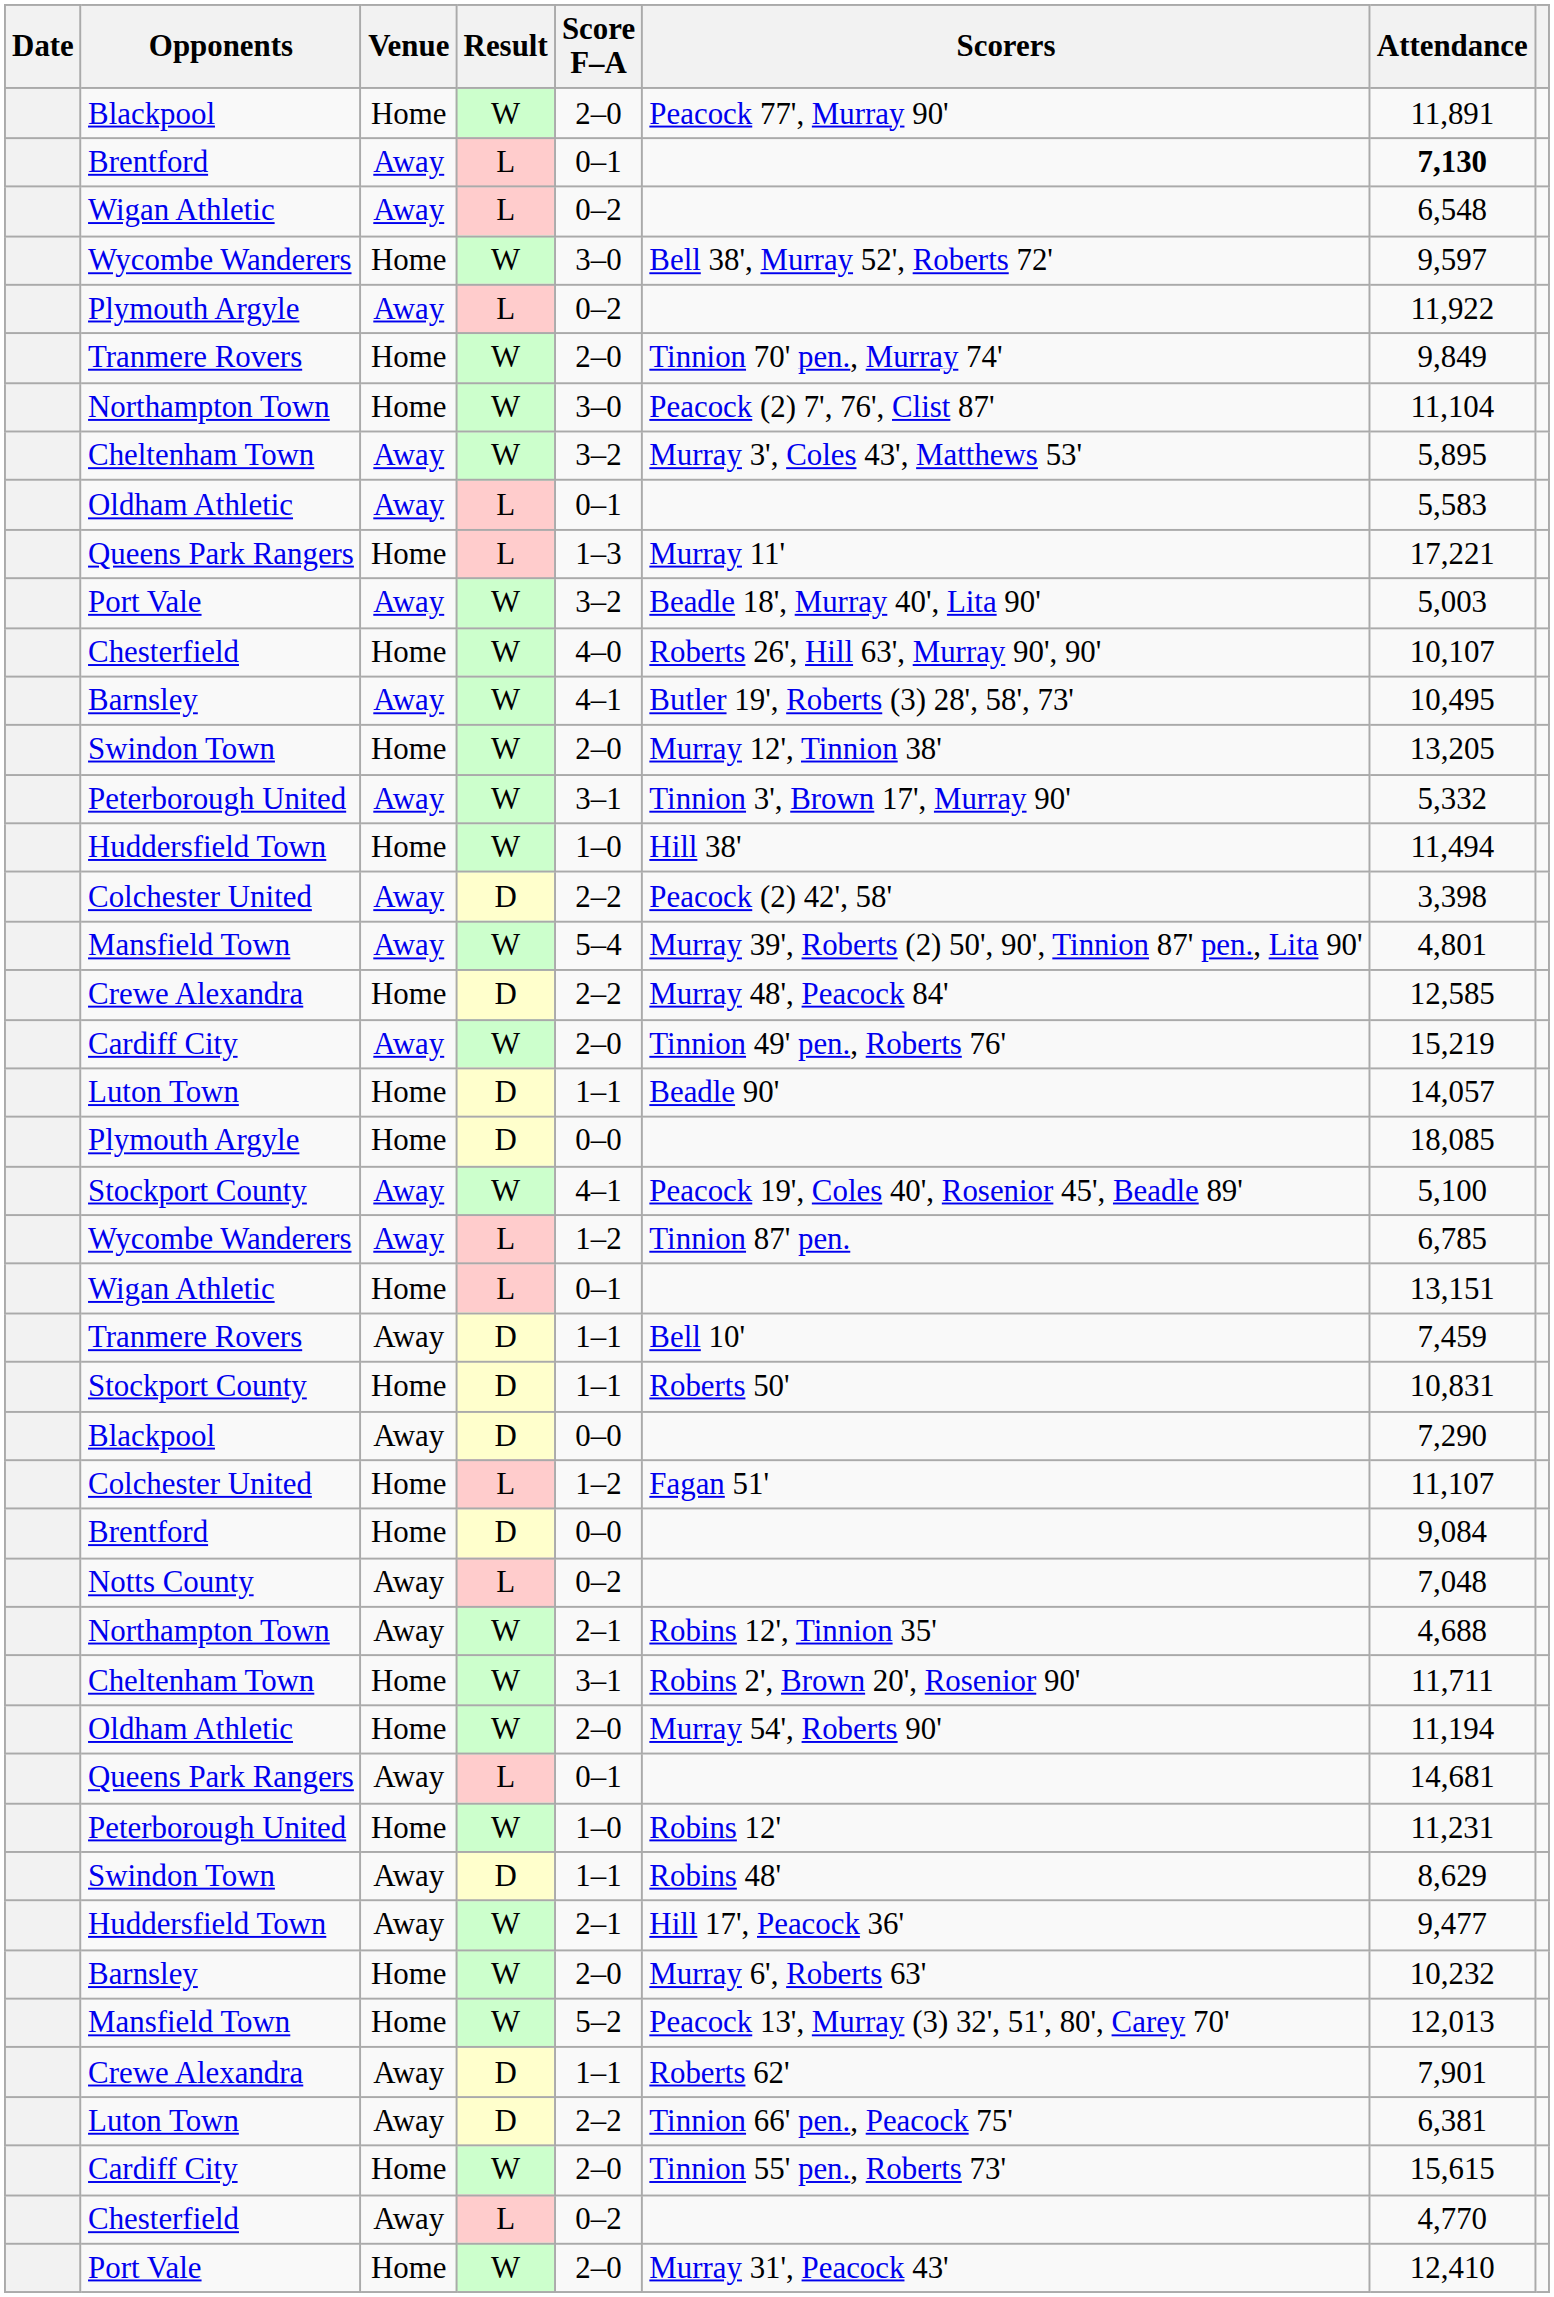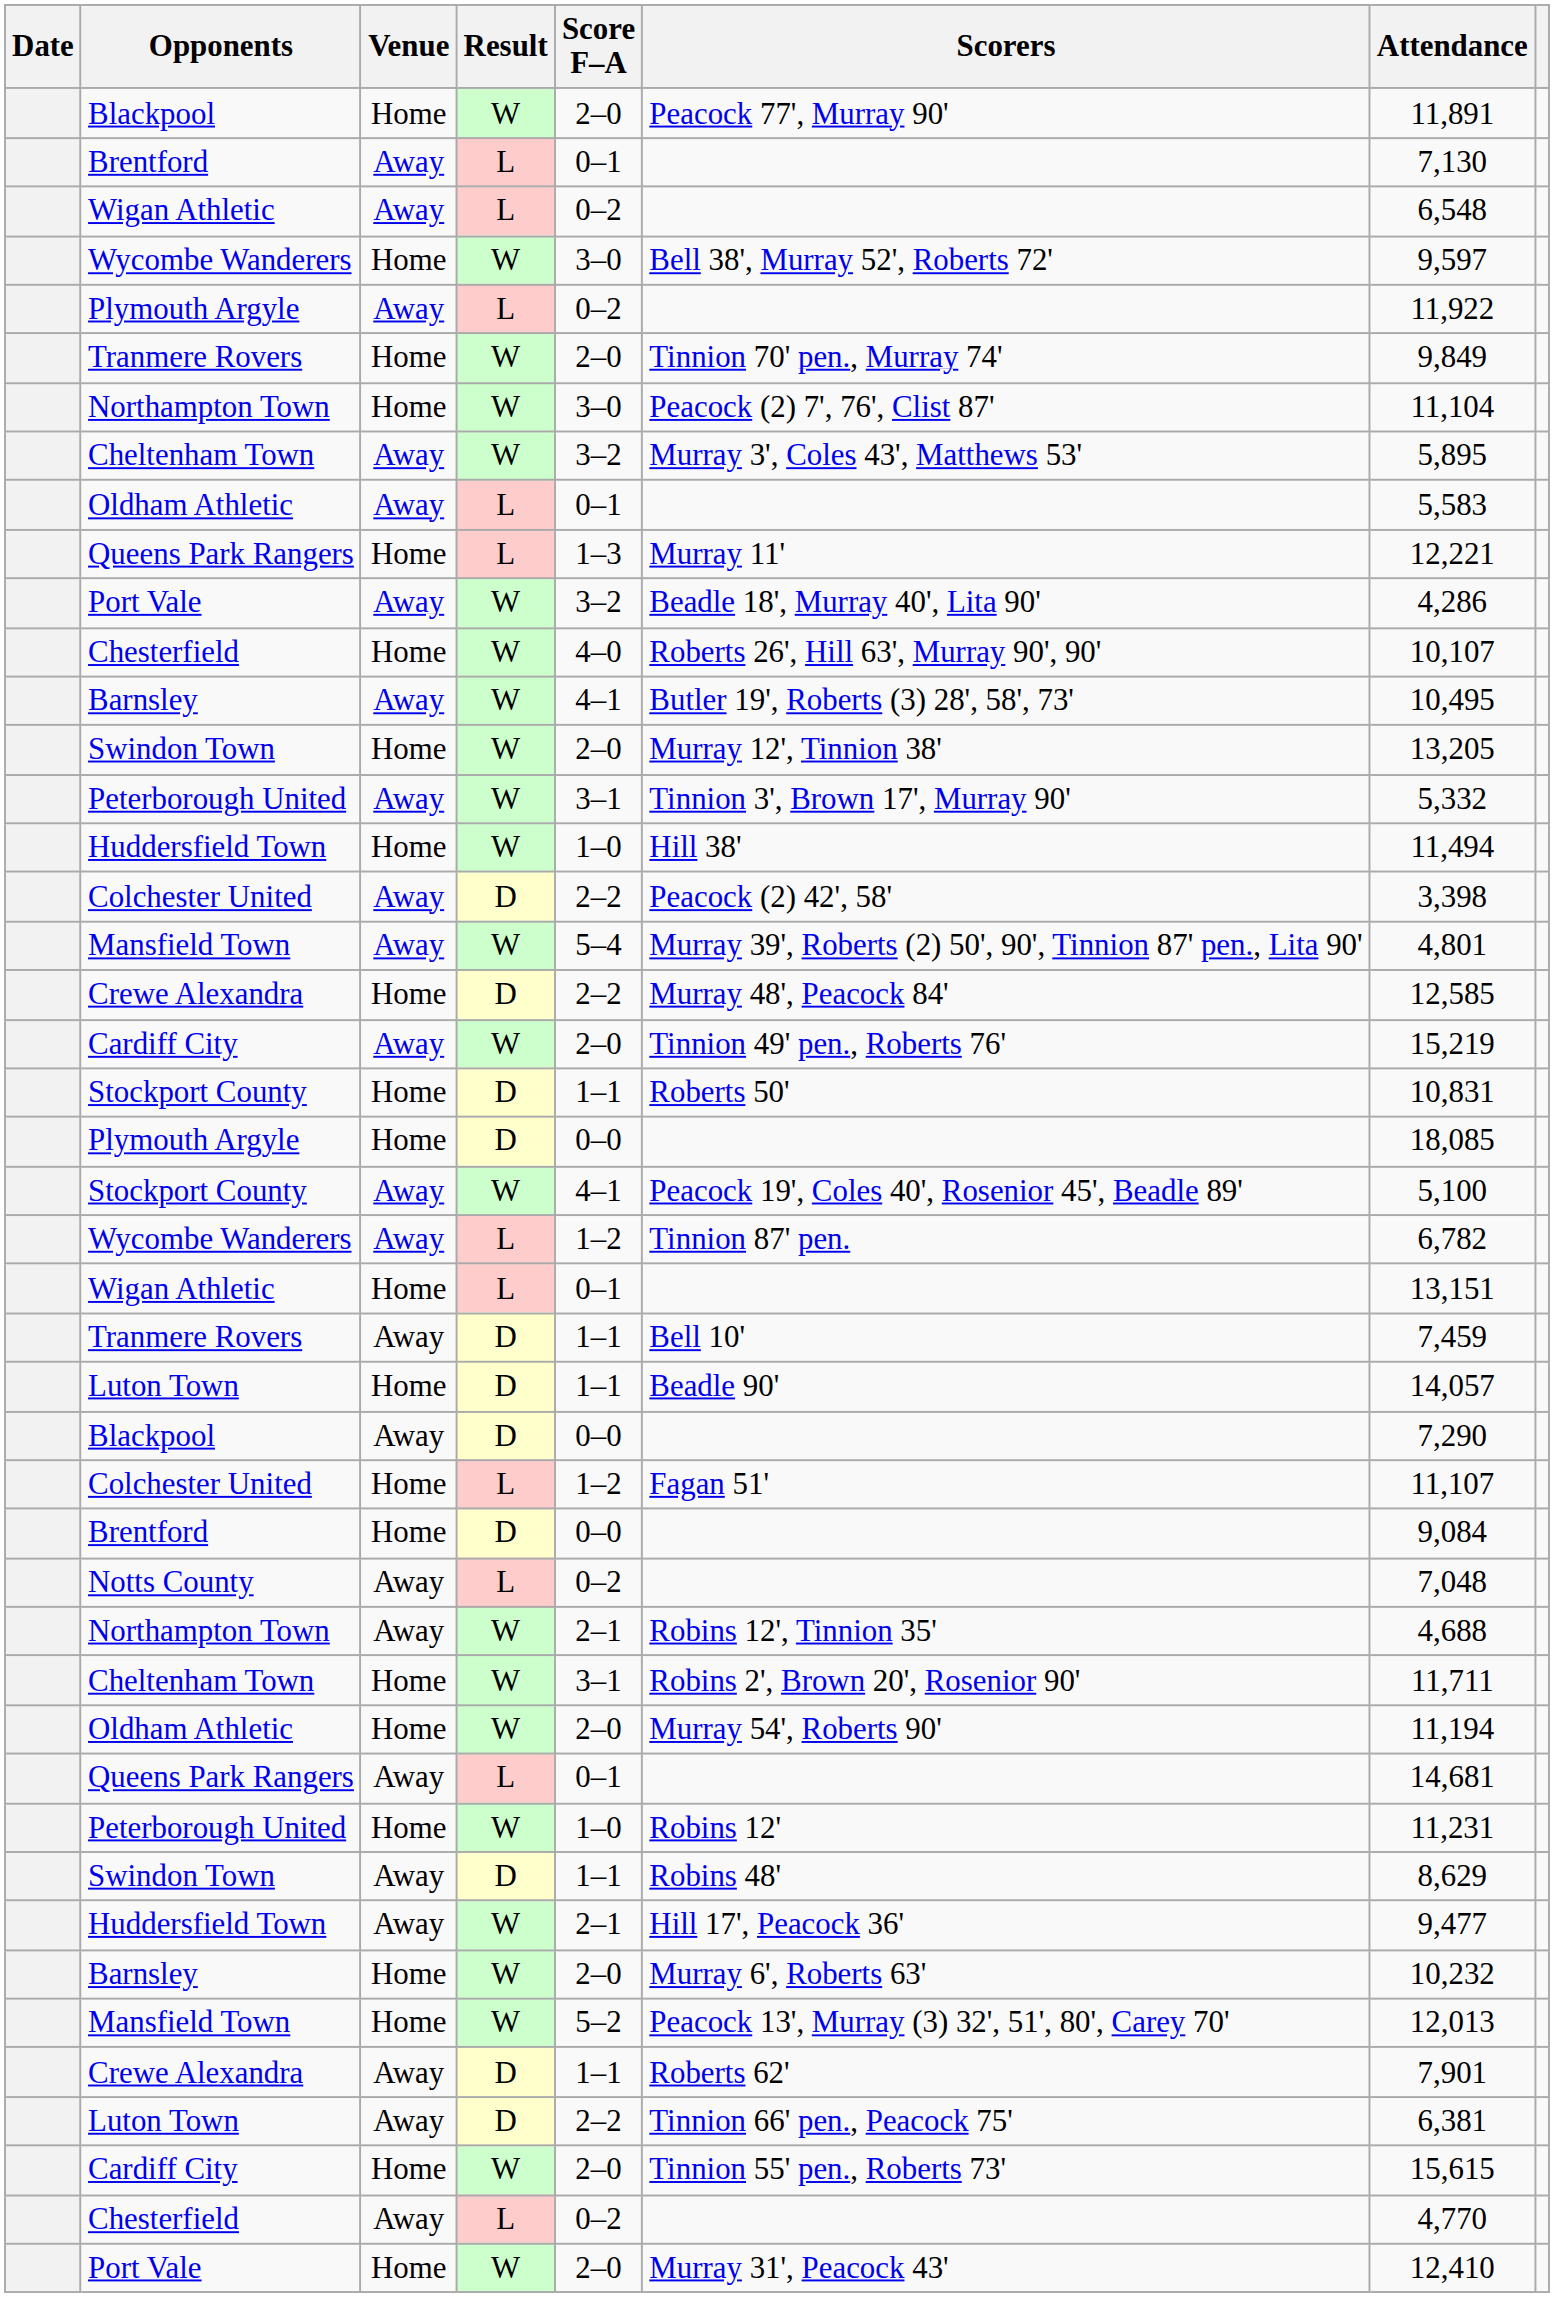(1452, 161) bold -> (1452, 161) normal
(1452, 553) 17,221 -> (1452, 553) 12,221
(1452, 602) 5,003 -> (1452, 602) 4,286
rows swapped: (163, 1092) <-> (197, 1386)
(1452, 1239) 6,785 -> (1452, 1239) 6,782
